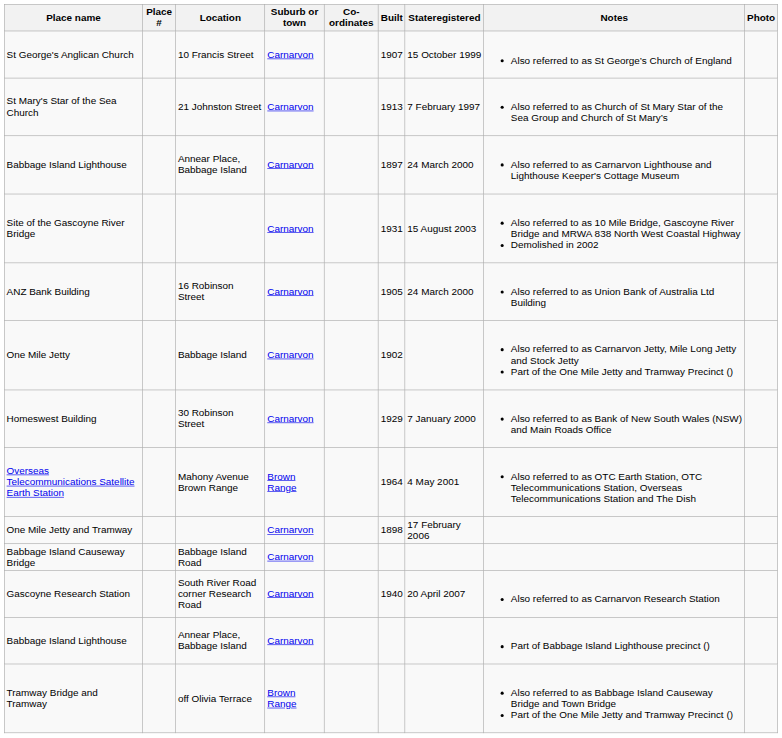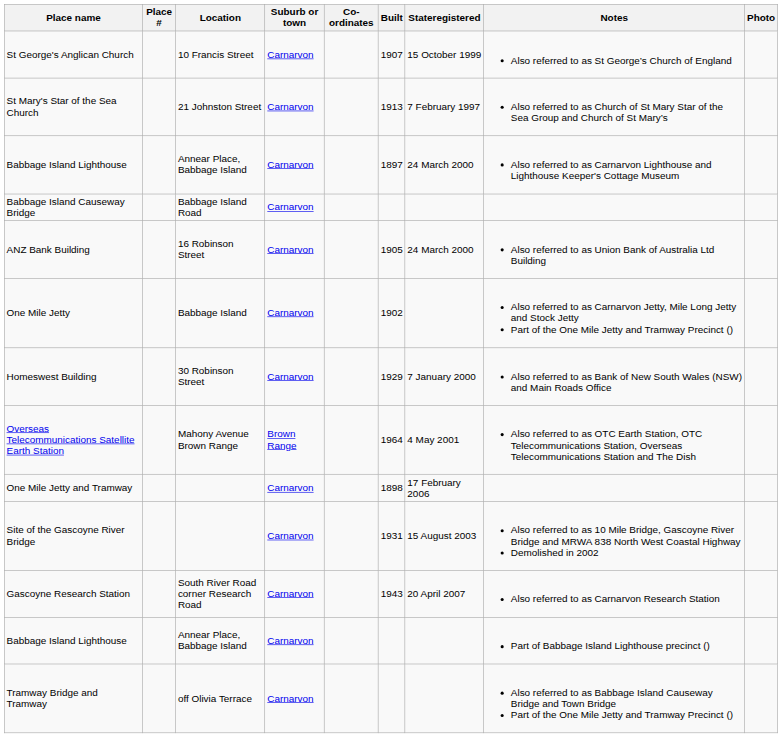rows swapped: (66, 228) <-> (66, 557)
(392, 594) 1940 -> (392, 594) 1943
(282, 698) Brown Range -> (290, 698) Carnarvon
